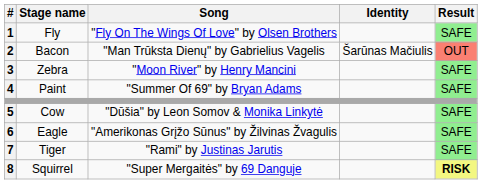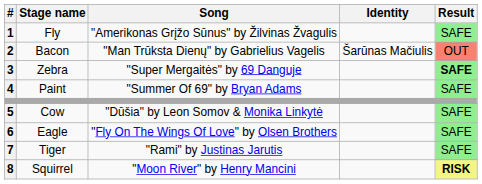(214, 32) "Fly On The Wings Of Love" by Olsen Brothers -> (214, 32) "Amerikonas Grįžo Sūnus" by Žilvinas Žvagulis
(214, 70) "Moon River" by Henry Mancini -> (214, 70) "Super Mergaitės" by 69 Danguje
(456, 70) normal -> (456, 70) bold
(214, 132) "Amerikonas Grįžo Sūnus" by Žilvinas Žvagulis -> (214, 132) "Fly On The Wings Of Love" by Olsen Brothers
(214, 169) "Super Mergaitės" by 69 Danguje -> (214, 169) "Moon River" by Henry Mancini
